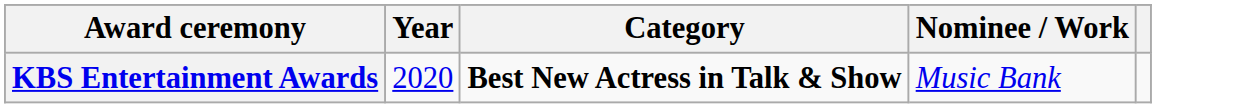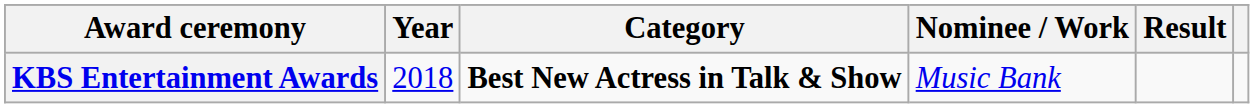+ column: (1185, 28)
(423, 77) 2020 -> (423, 77) 2018
